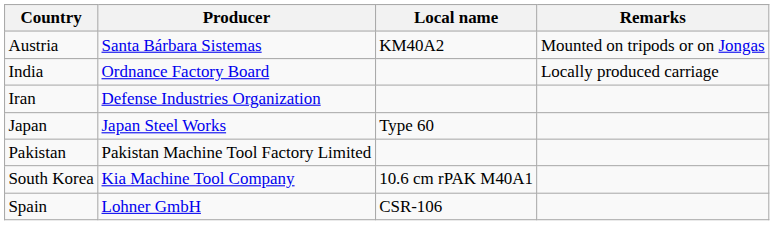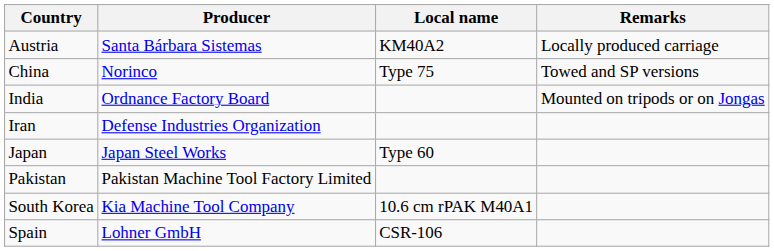(653, 44) Mounted on tripods or on Jongas -> (630, 44) Locally produced carriage
+ row: (29, 71)
(630, 71) Locally produced carriage -> (653, 98) Mounted on tripods or on Jongas
